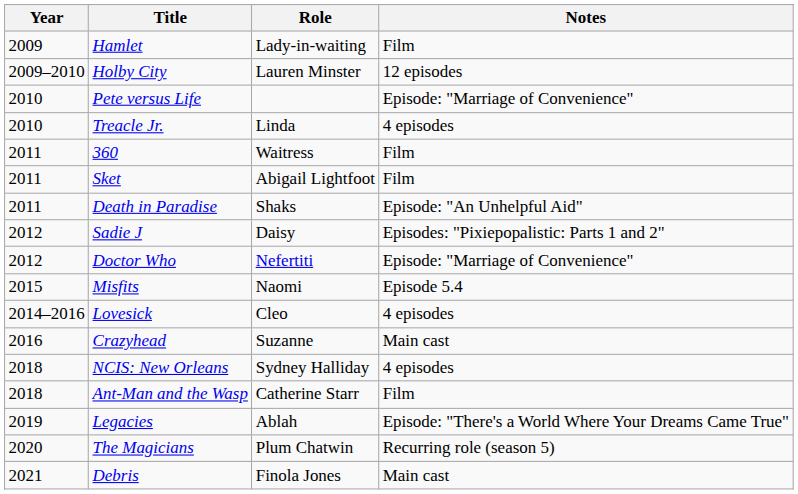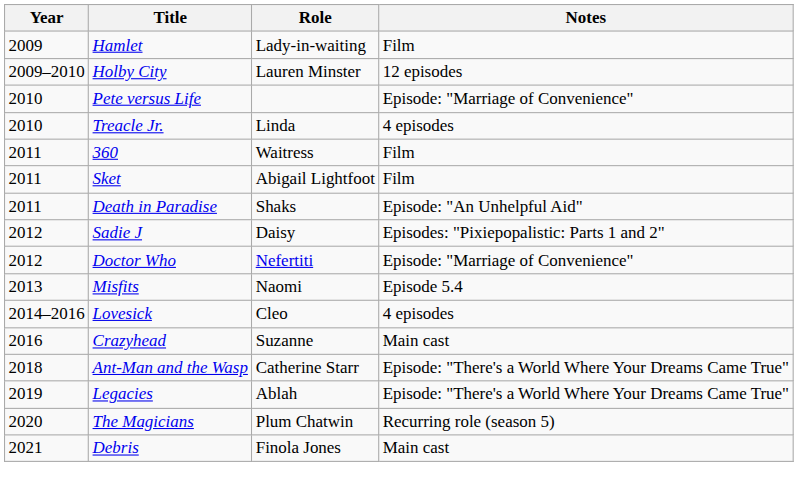(25, 286) 2015 -> (25, 286) 2013
- row: (160, 367)
(399, 394) Film -> (586, 367) Episode: "There's a World Where Your Dreams Came True"
